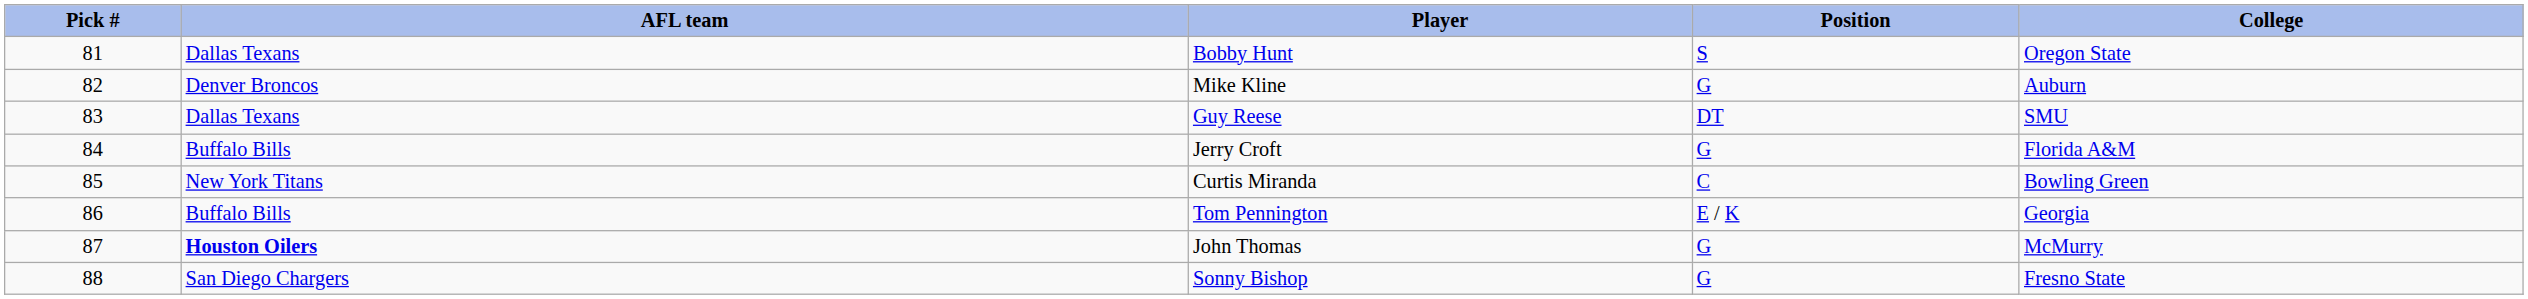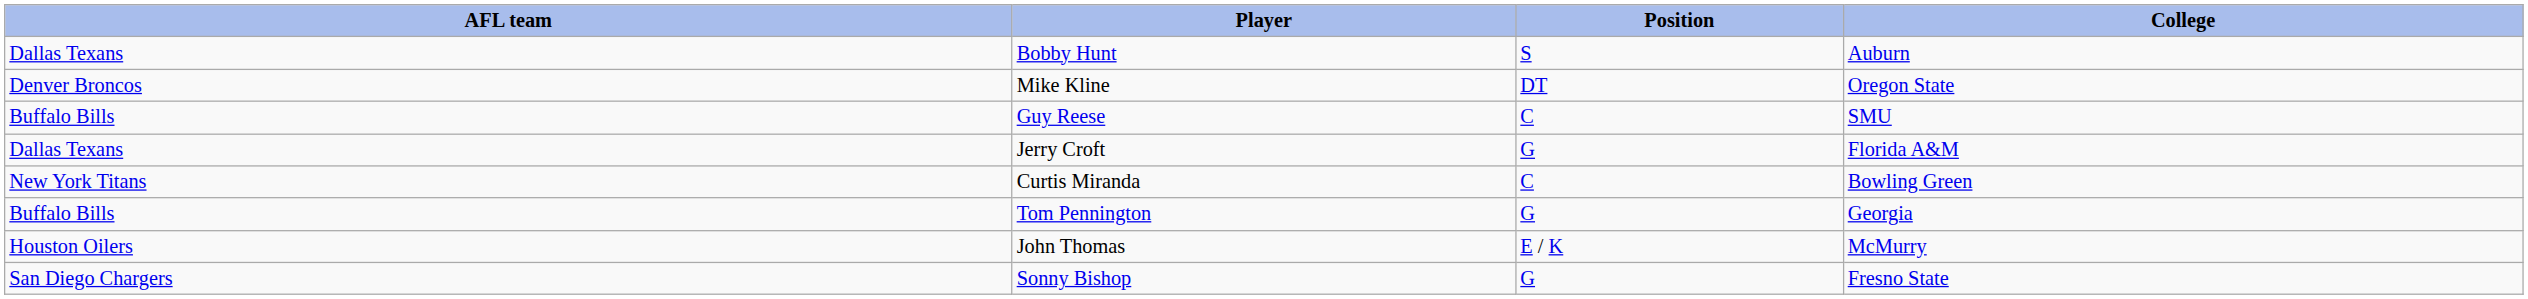- column: (93, 20)
(2077, 52) Oregon State -> (1879, 52) Auburn
(1704, 85) G -> (1534, 85) DT
(2055, 85) Auburn -> (1901, 85) Oregon State
(243, 117) Dallas Texans -> (62, 117) Buffalo Bills
(1710, 117) DT -> (1527, 117) C
(238, 149) Buffalo Bills -> (66, 149) Dallas Texans
(1718, 213) E / K -> (1528, 213) G
(251, 246) bold -> (71, 246) normal
(1704, 246) G -> (1542, 246) E / K
